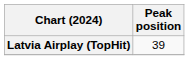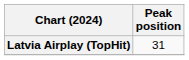(158, 45) 39 -> (158, 45) 31
